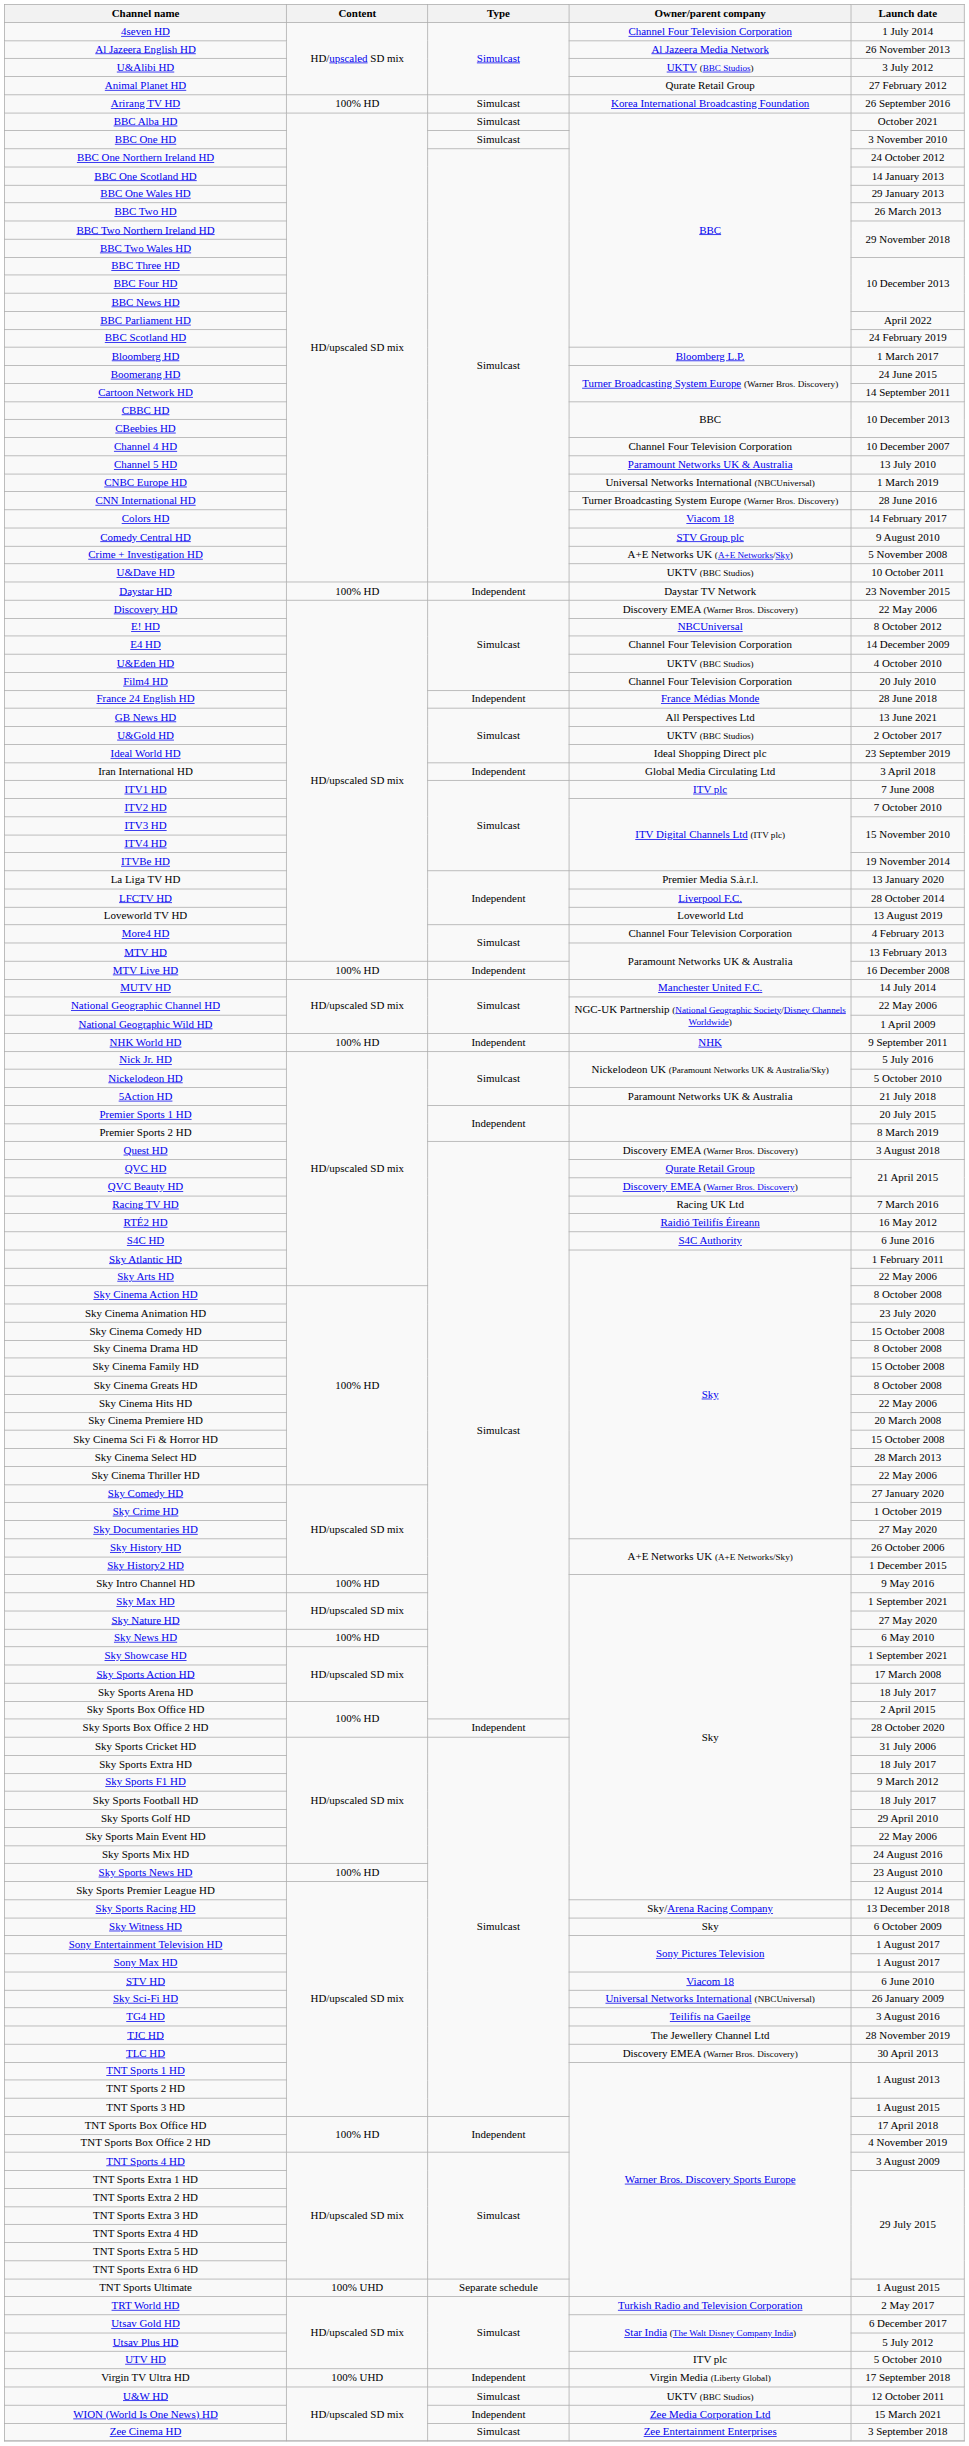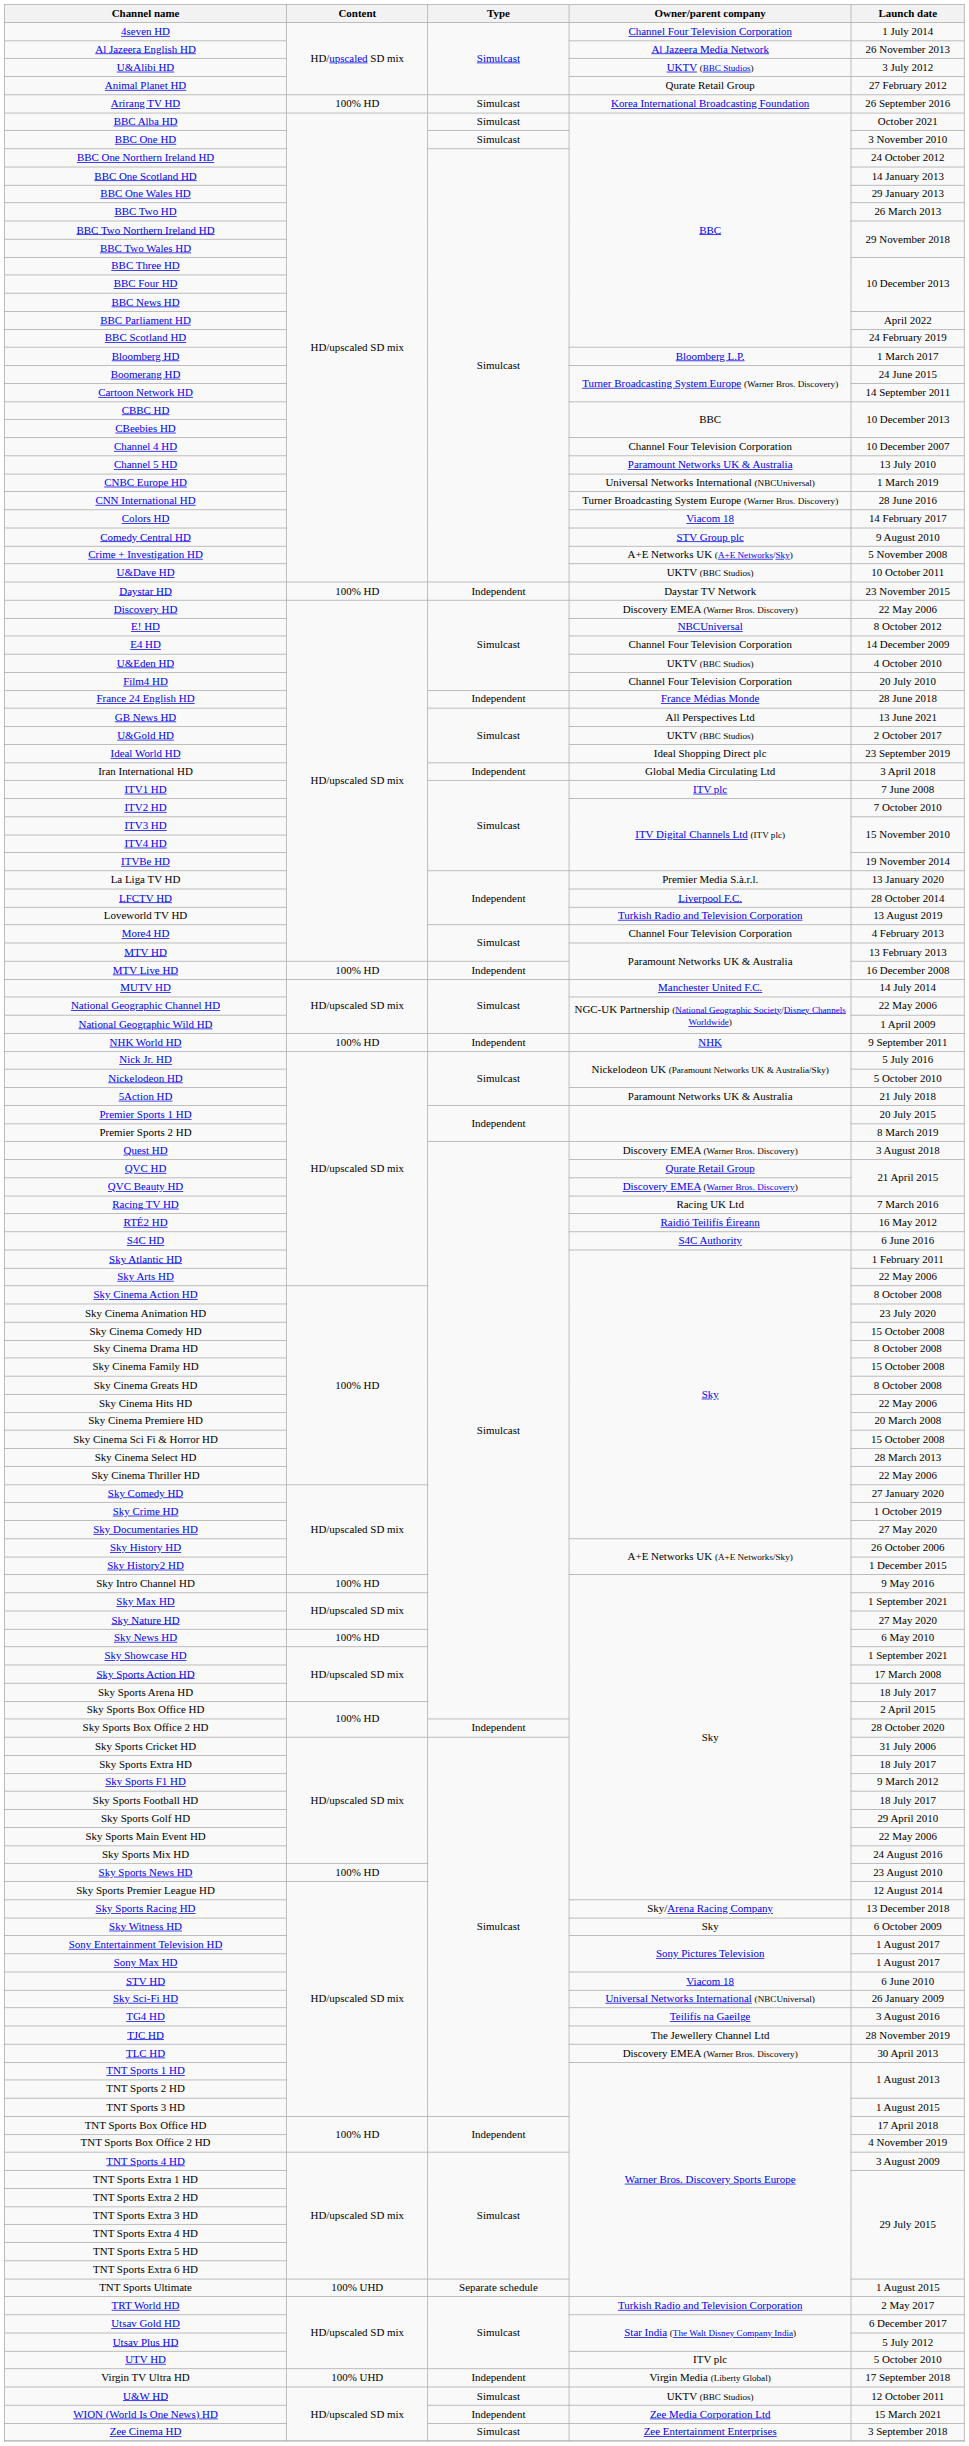(710, 916) Loveworld Ltd -> (710, 916) Turkish Radio and Television Corporation
